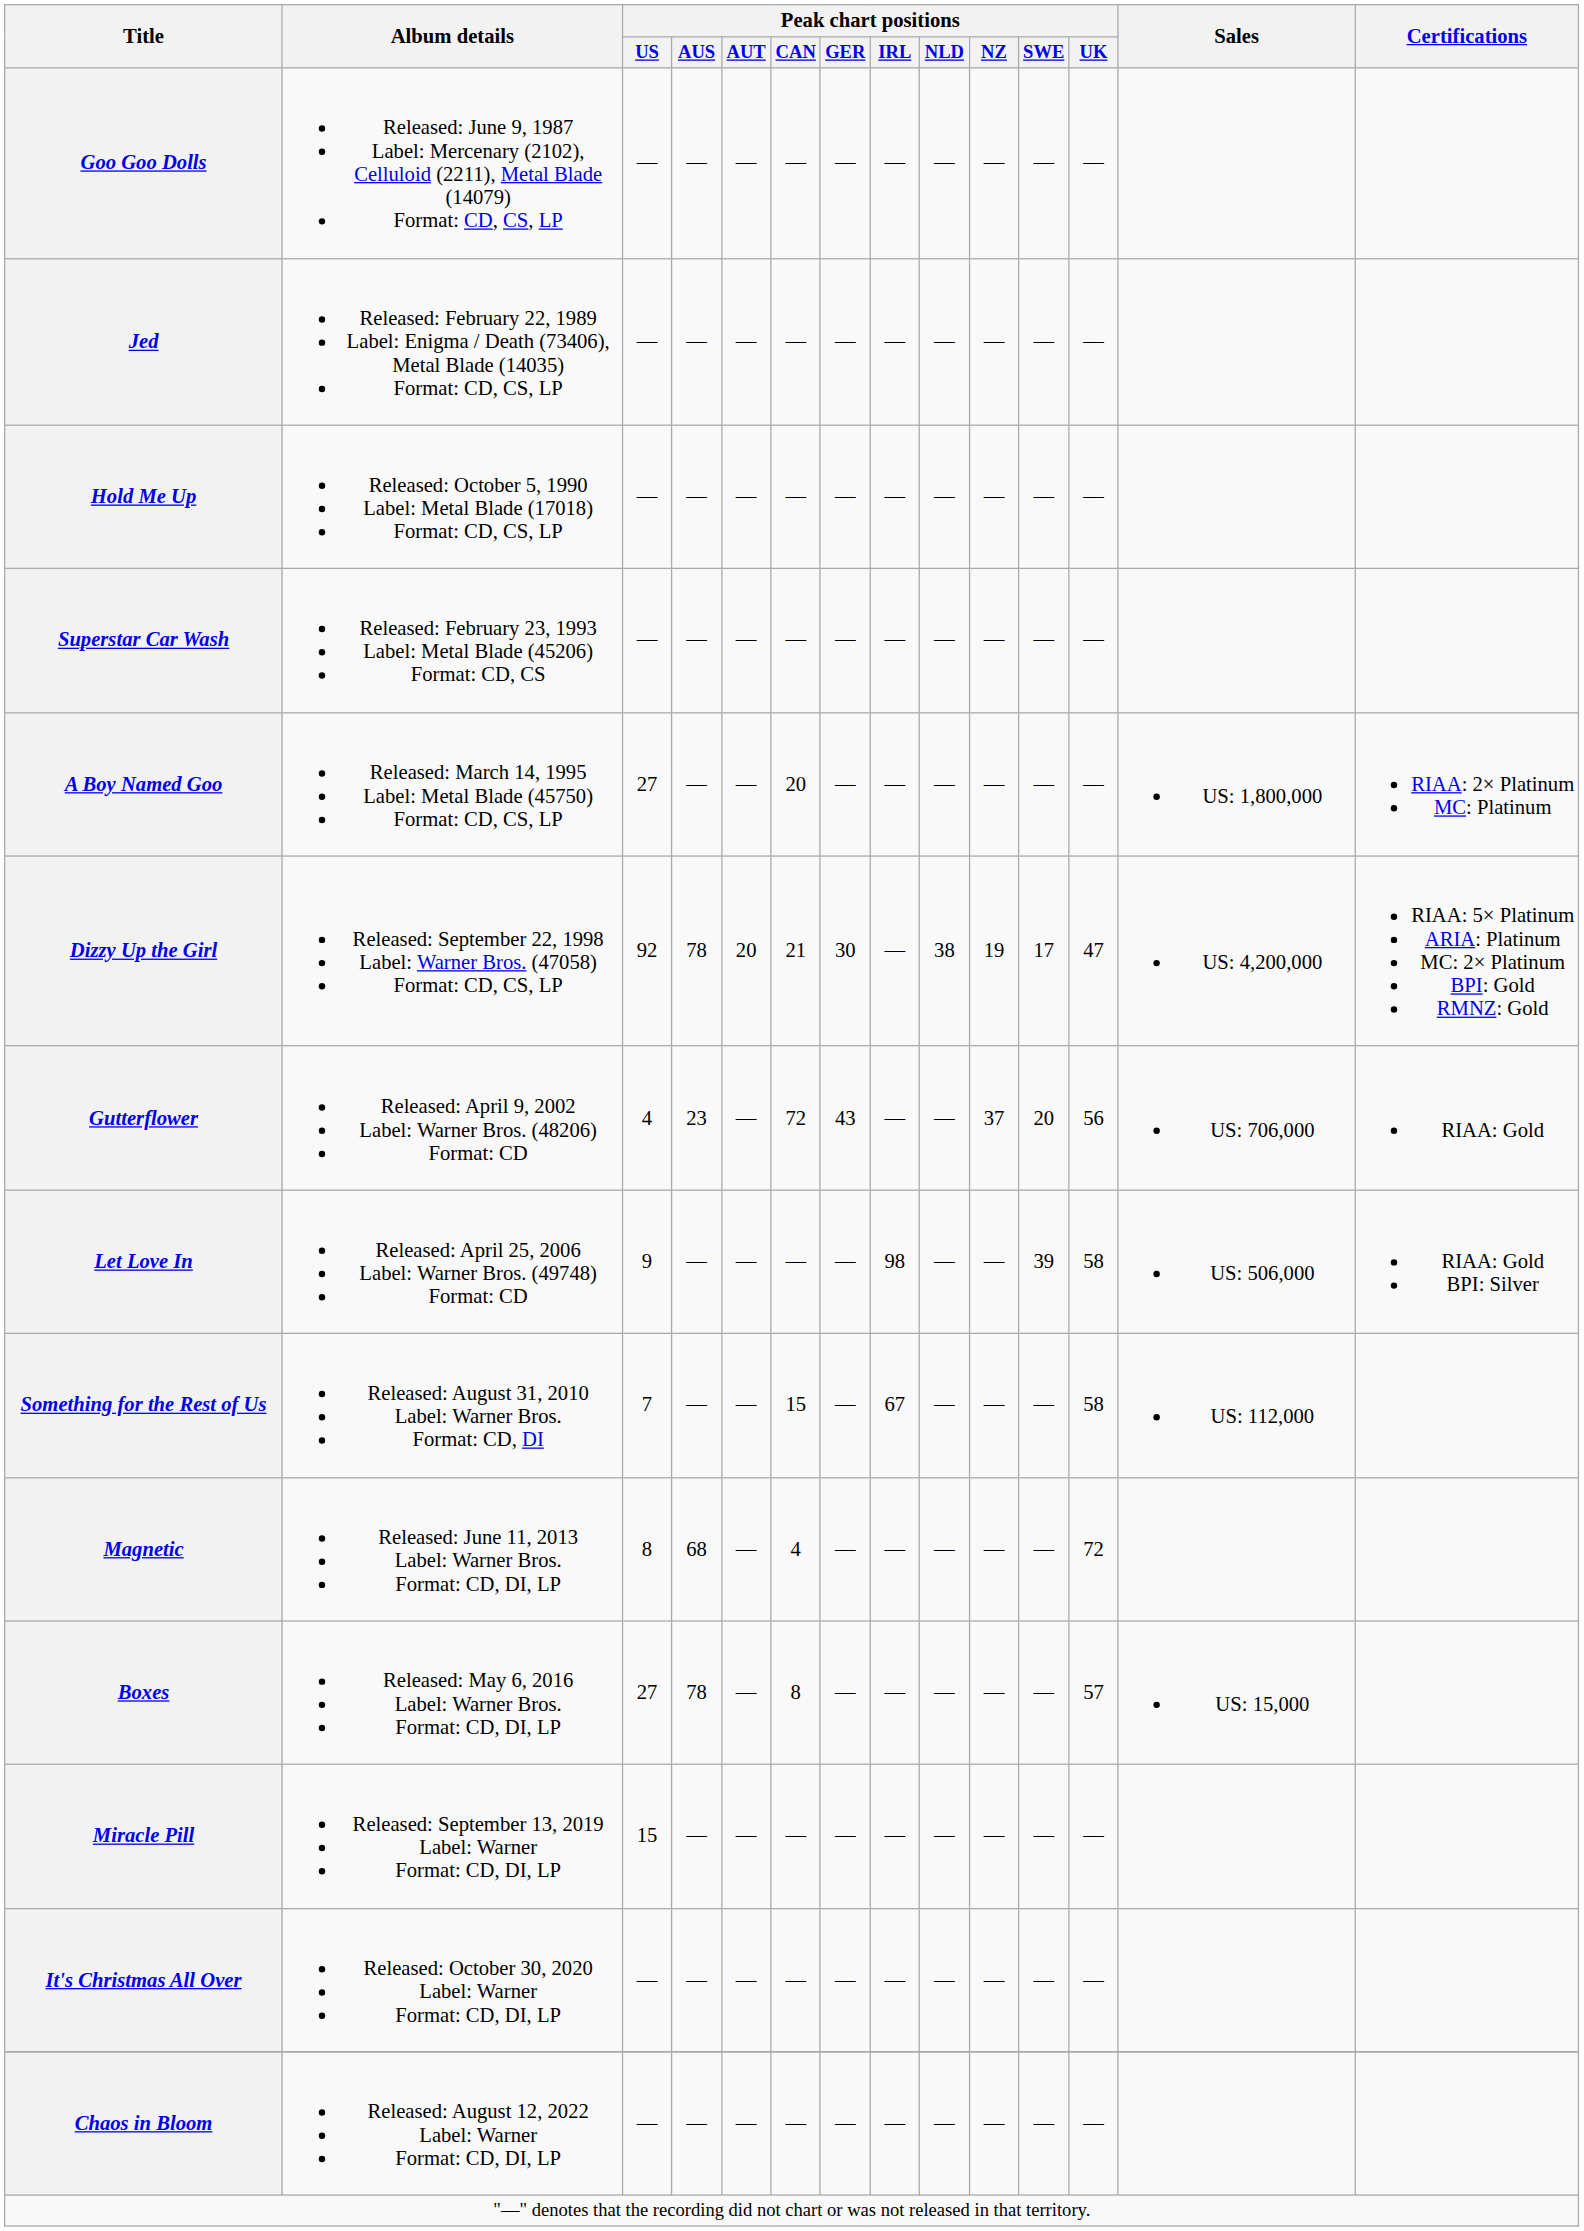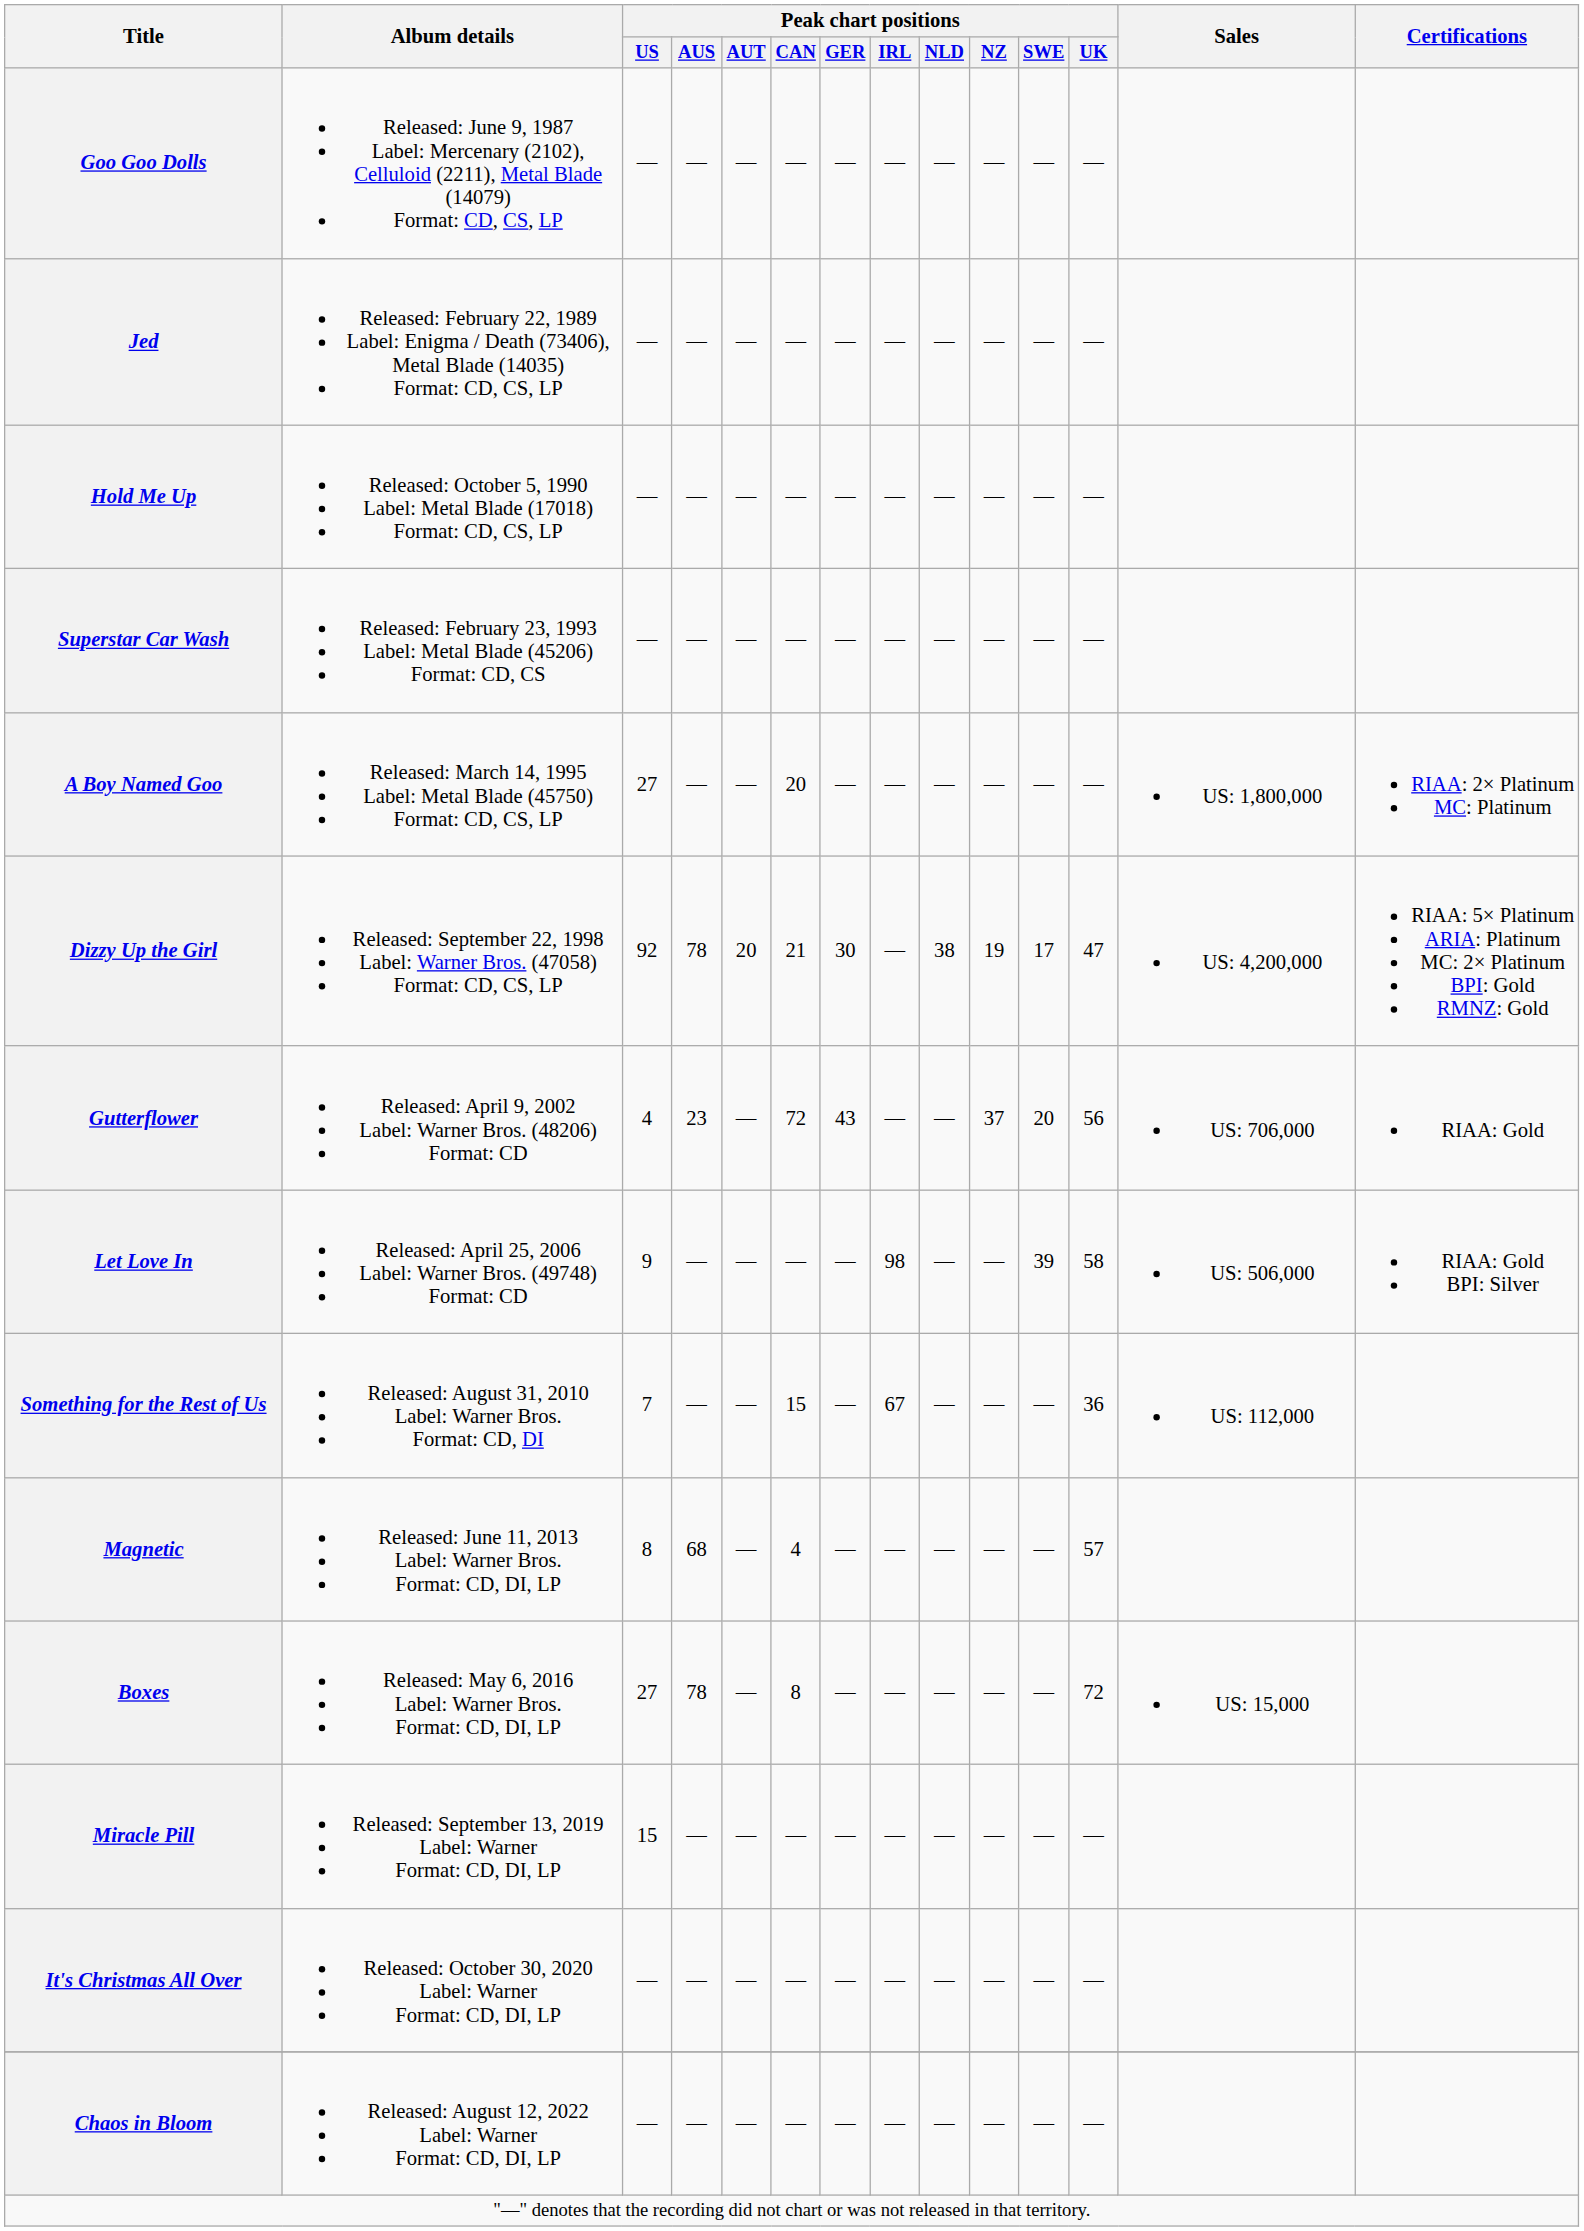(1094, 1405) 58 -> (1094, 1405) 36
(1094, 1548) 72 -> (1094, 1548) 57
(1094, 1692) 57 -> (1094, 1692) 72
